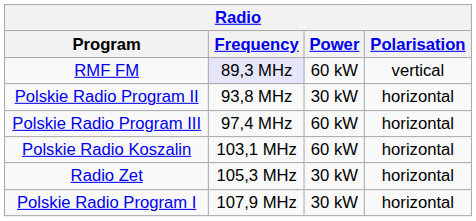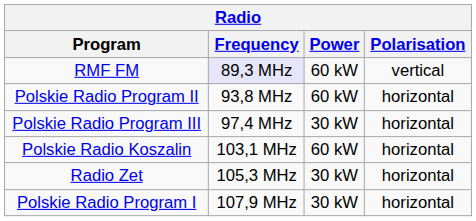(334, 96) 30 kW -> (334, 96) 60 kW
(334, 123) 60 kW -> (334, 123) 30 kW
